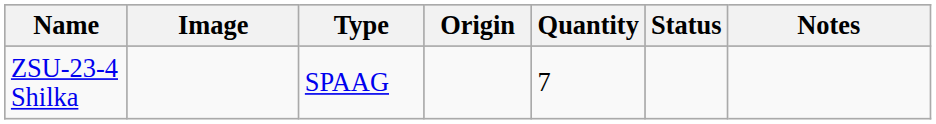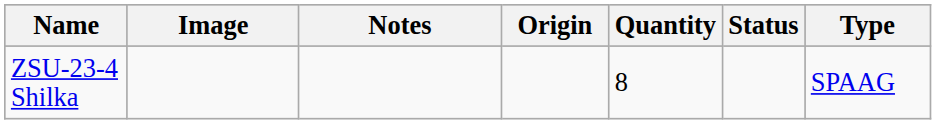columns swapped: (361, 25) <-> (829, 25)
(544, 82) 7 -> (621, 82) 8
